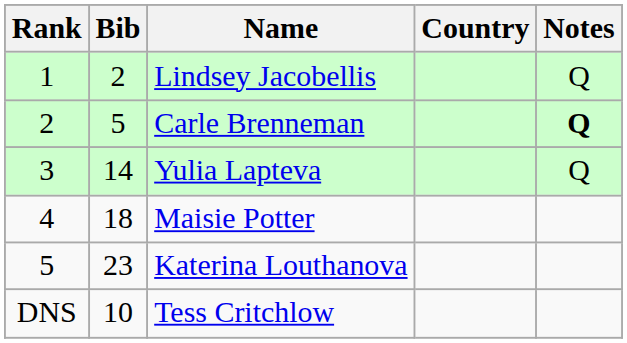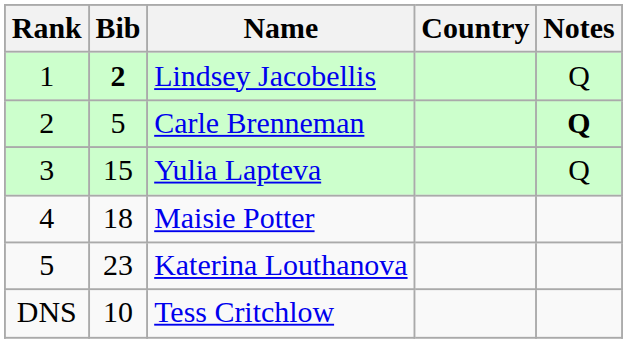(118, 75) normal -> (118, 75) bold
(118, 170) 14 -> (118, 170) 15
